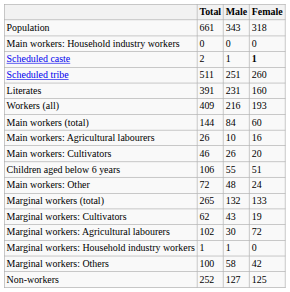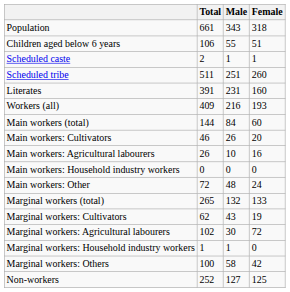rows swapped: (63, 169) <-> (93, 43)
(254, 59) bold -> (254, 59) normal
rows swapped: (59, 153) <-> (81, 138)
